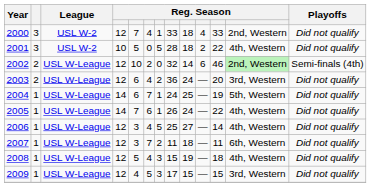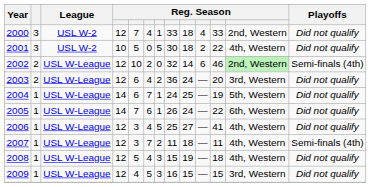(172, 48) 28 -> (172, 48) 30
(257, 111) 4th, Western -> (257, 111) 6th, Western
(218, 127) 14 -> (218, 127) 41
(257, 142) 6th, Western -> (257, 142) 4th, Western
(327, 142) Did not qualify -> (327, 142) Semi-finals (4th)
(172, 174) 17 -> (172, 174) 16
